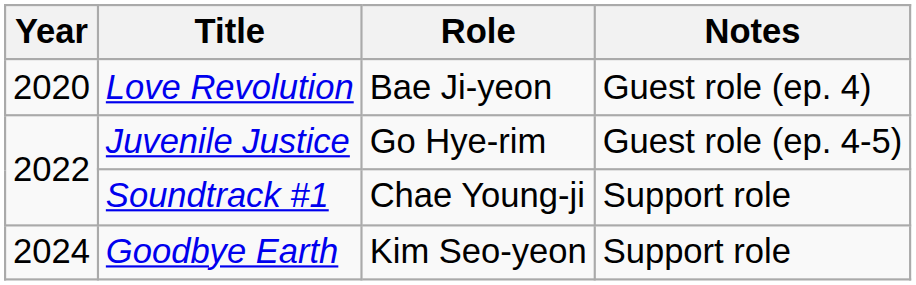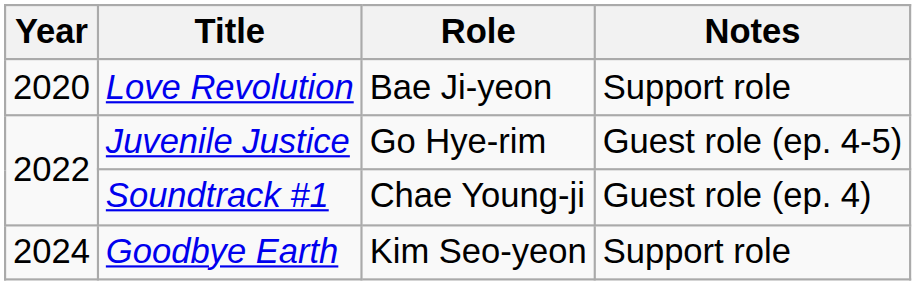(737, 86) Guest role (ep. 4) -> (697, 86) Support role
(697, 196) Support role -> (737, 196) Guest role (ep. 4)
